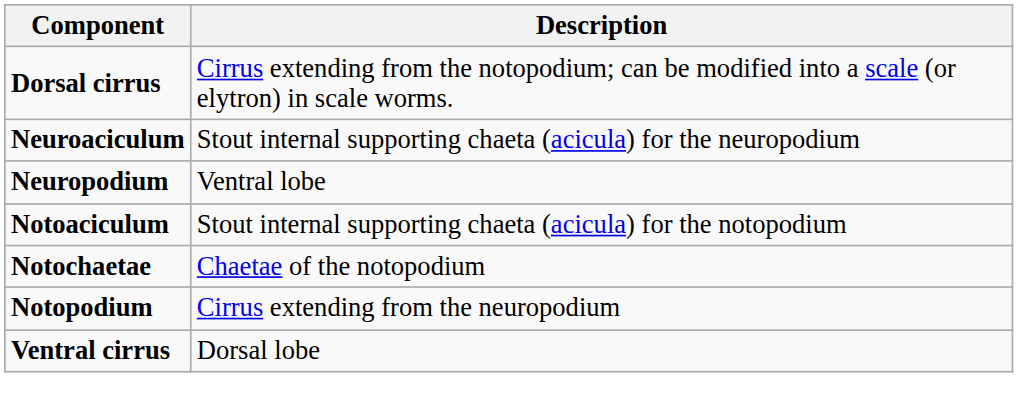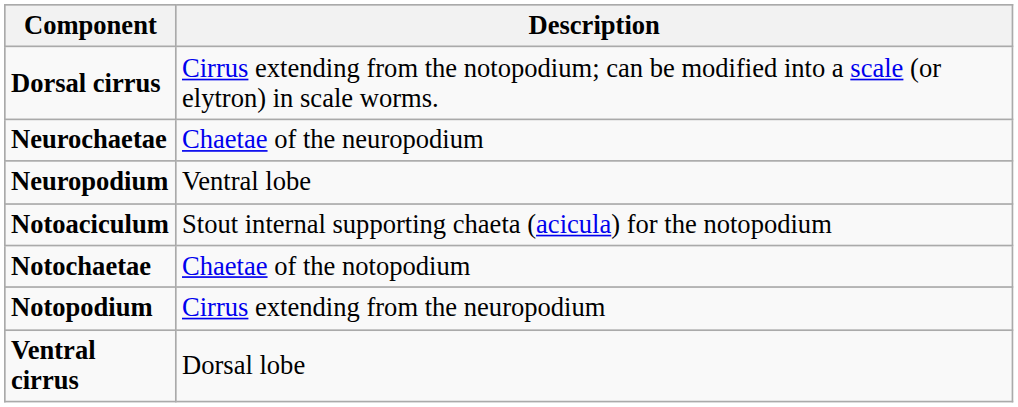- row: (98, 139)
+ row: (89, 139)
